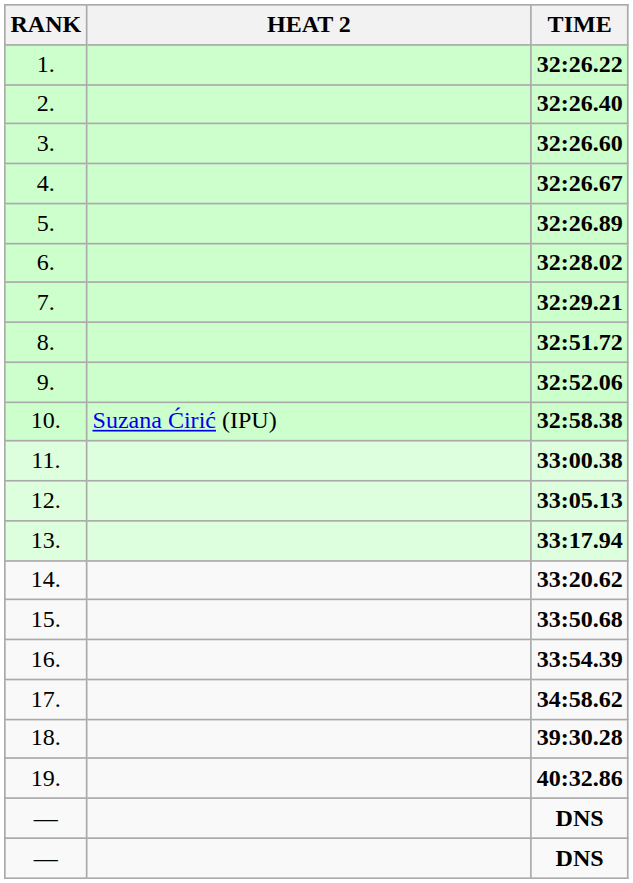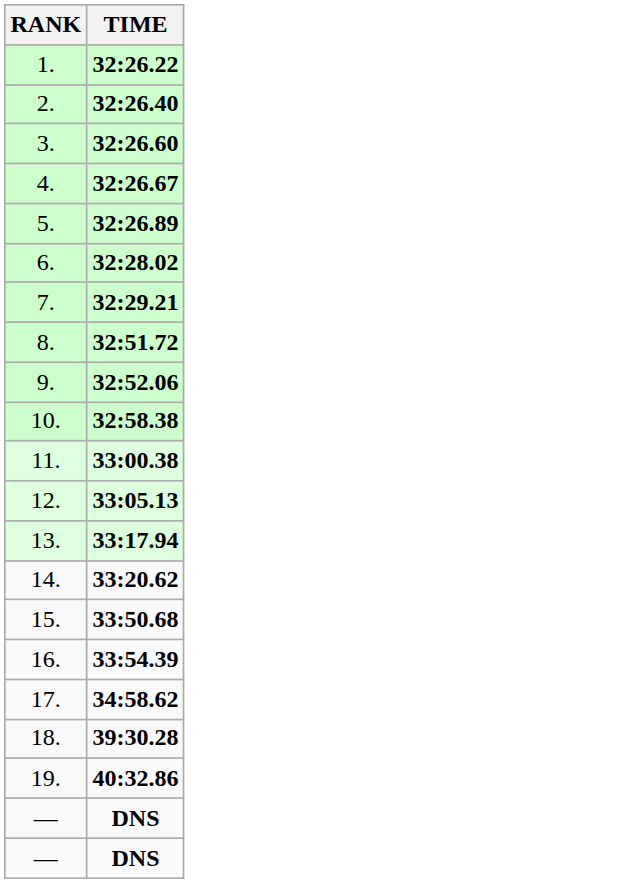- column: (309, 24)
